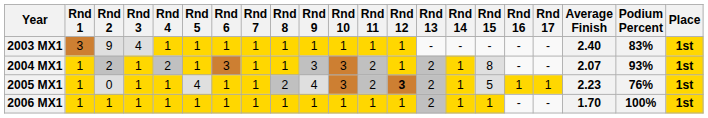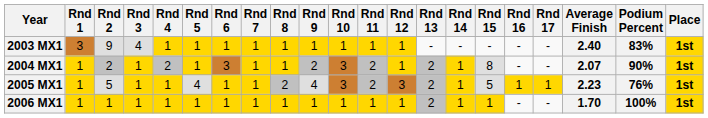(314, 65) 3 -> (314, 65) 2
(641, 65) 93% -> (641, 65) 90%
(109, 84) 0 -> (109, 84) 5
(402, 84) bold -> (402, 84) normal
